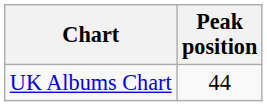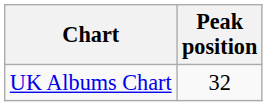(220, 82) 44 -> (220, 82) 32
